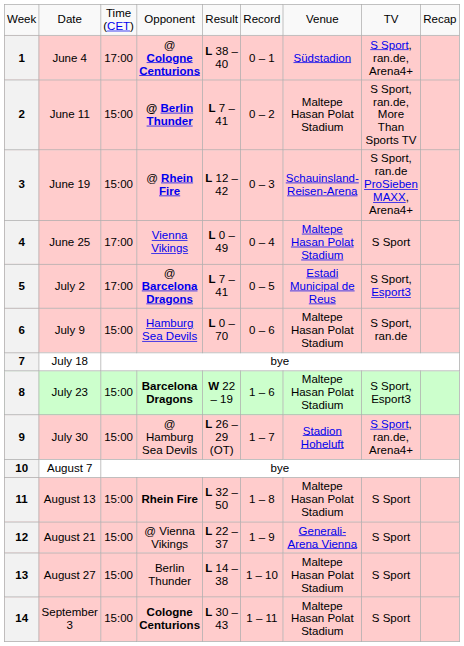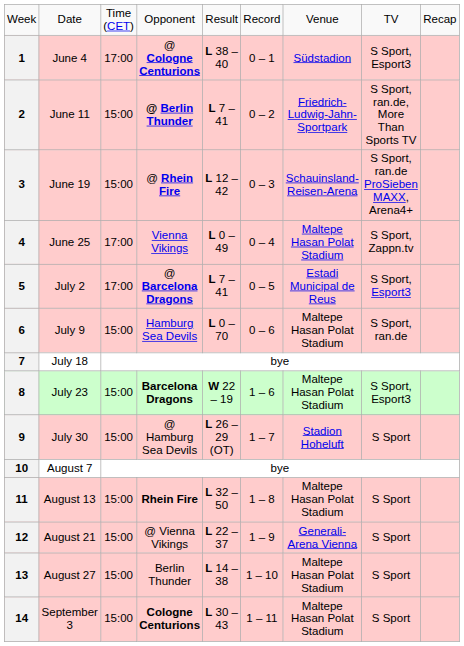(391, 57) S Sport, ran.de, Arena4+ -> (391, 57) S Sport, Esport3
(322, 114) Maltepe Hasan Polat Stadium -> (322, 114) Friedrich-Ludwig-Jahn-Sportpark
(391, 242) S Sport -> (391, 242) S Sport, Zappn.tv
(391, 437) S Sport, ran.de, Arena4+ -> (391, 437) S Sport
